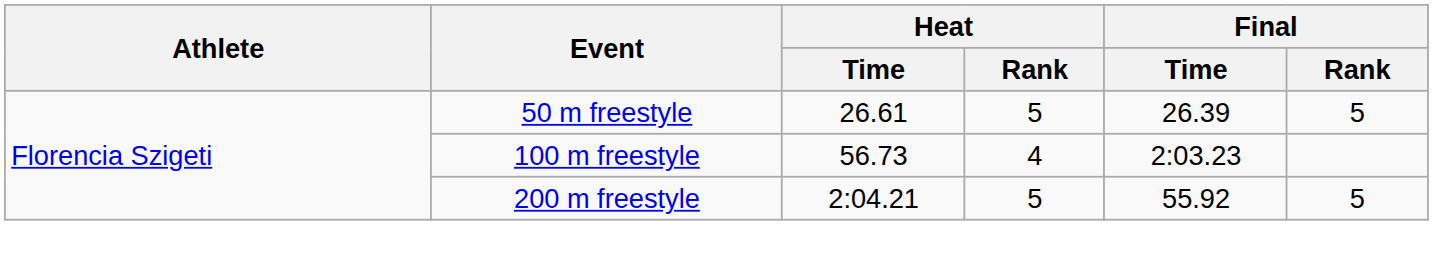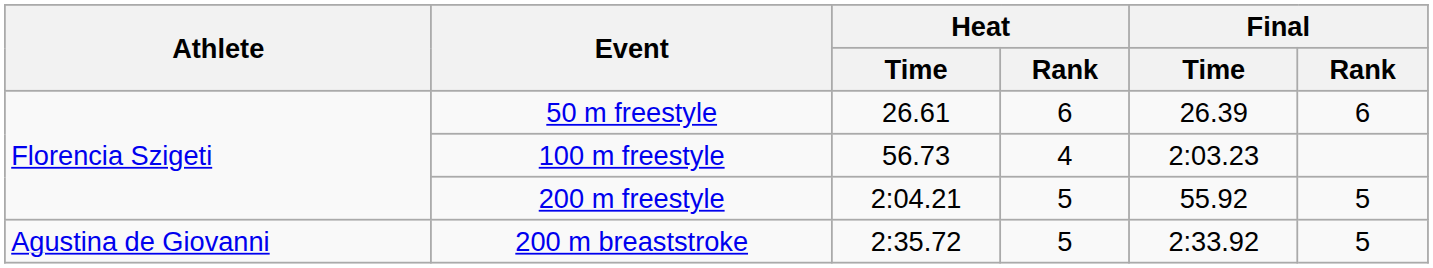(1035, 113) 5 -> (1065, 113) 6
(1357, 113) 5 -> (1363, 113) 6
+ row: (632, 242)
